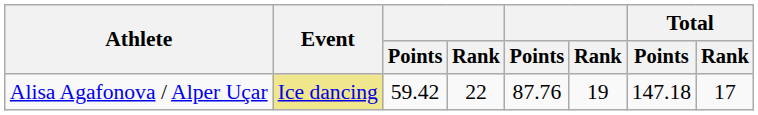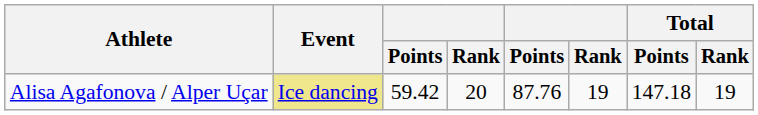(476, 92) 22 -> (476, 92) 20
(725, 92) 17 -> (725, 92) 19
